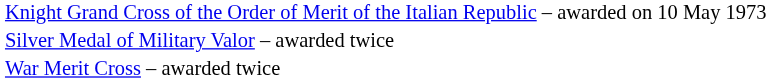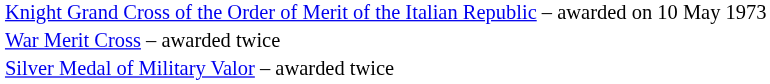rows swapped: (200, 40) <-> (143, 68)
